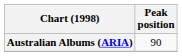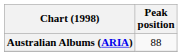(156, 42) 90 -> (156, 42) 88
